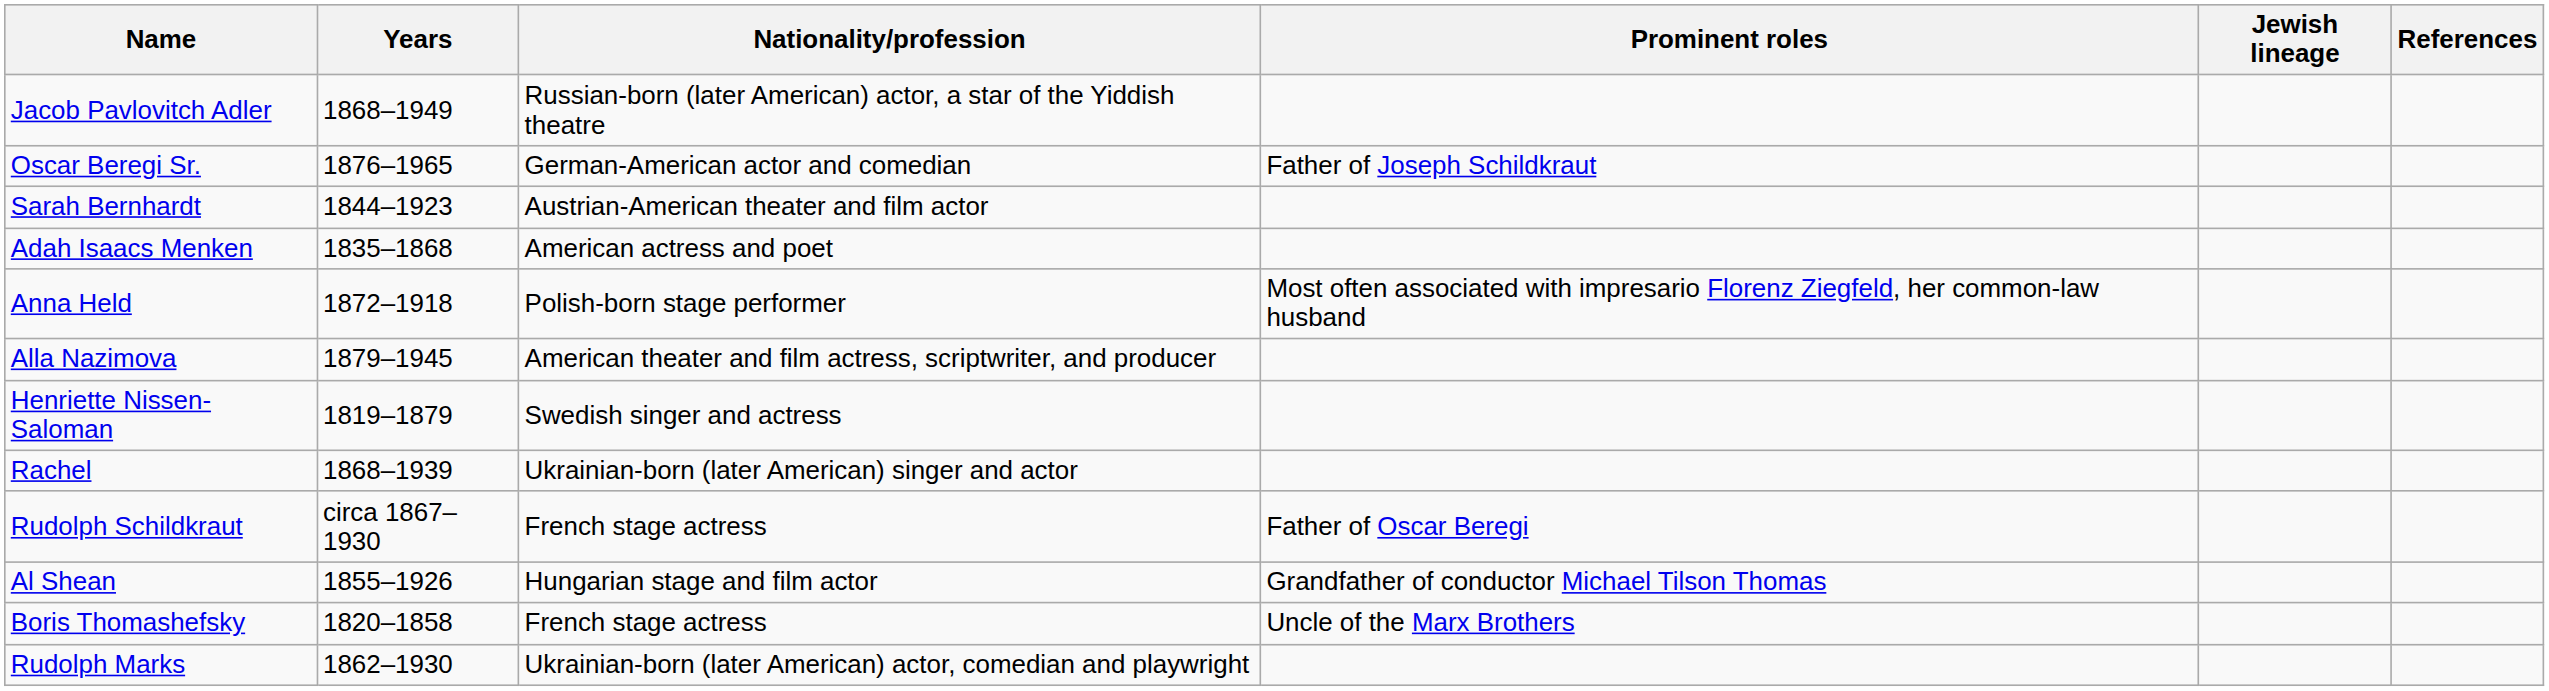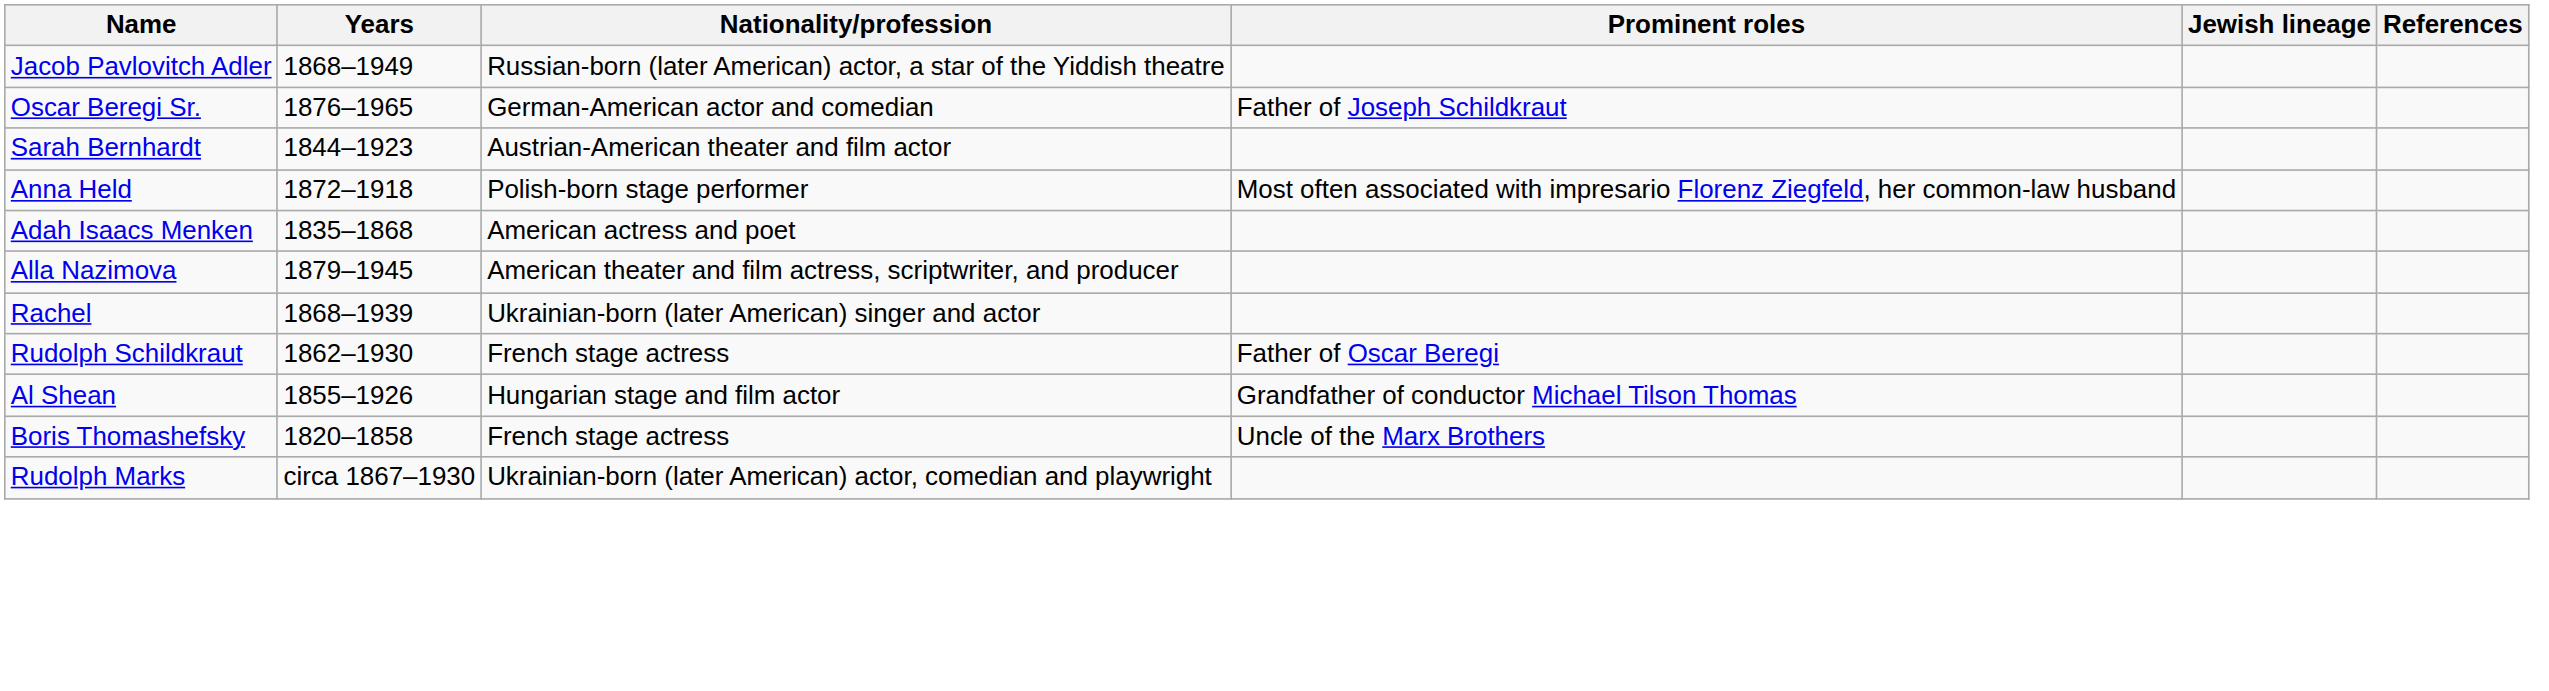rows swapped: (71, 303) <-> (132, 247)
- row: (111, 414)
(390, 526) circa 1867–1930 -> (348, 353) 1862–1930
(388, 664) 1862–1930 -> (379, 477) circa 1867–1930
